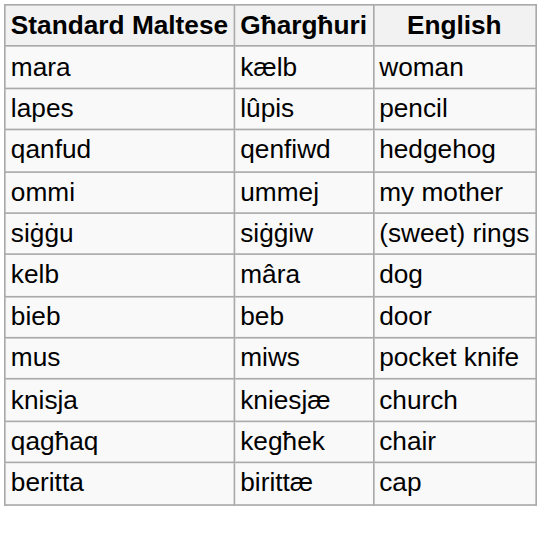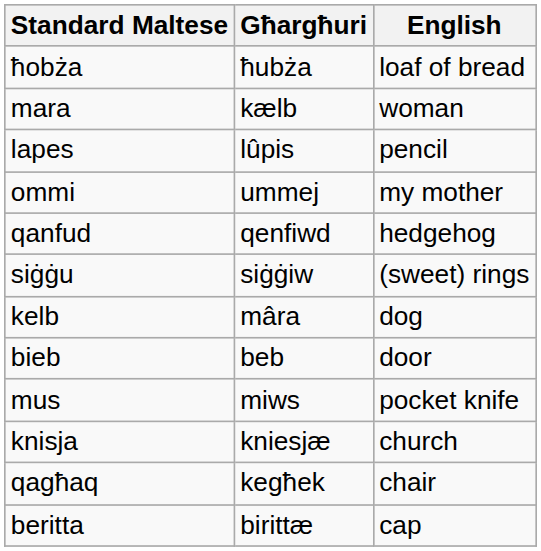+ row: (47, 66)
rows swapped: (43, 191) <-> (51, 150)
